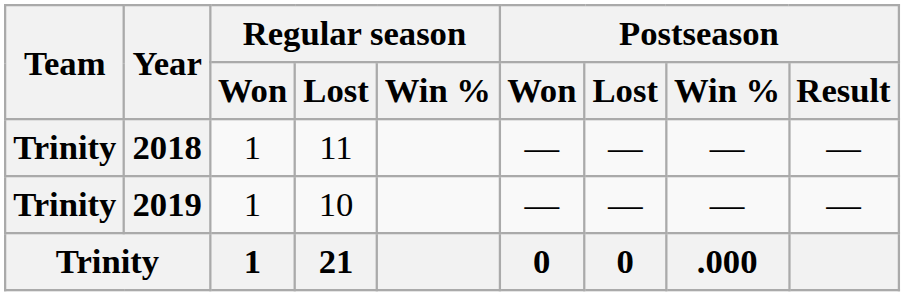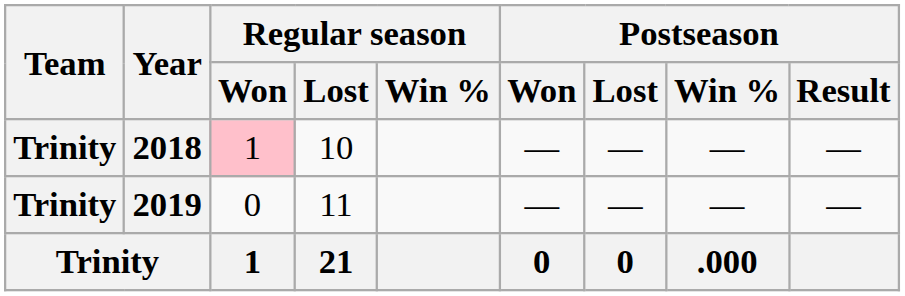(253, 147) no background -> (253, 147) pink background
(336, 147) 11 -> (336, 147) 10
(253, 204) 1 -> (253, 204) 0
(336, 204) 10 -> (336, 204) 11
